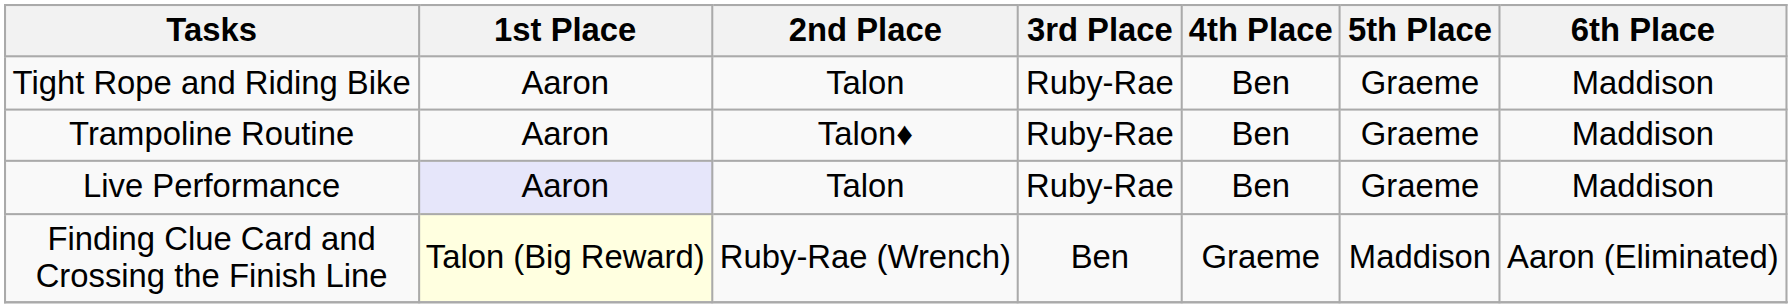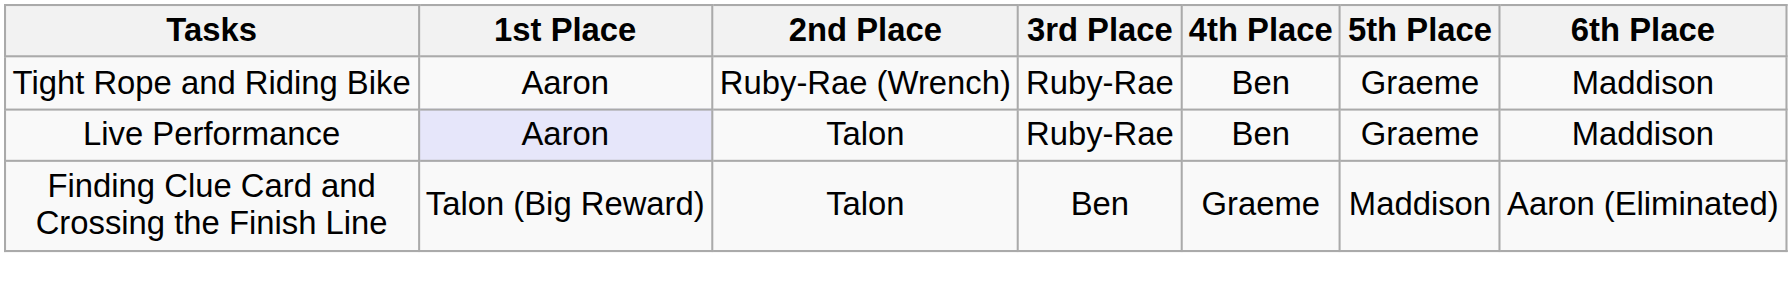(865, 82) Talon -> (865, 82) Ruby-Rae (Wrench)
- row: (212, 134)
(565, 257) lightyellow background -> (565, 205) no background
(865, 257) Ruby-Rae (Wrench) -> (865, 205) Talon
